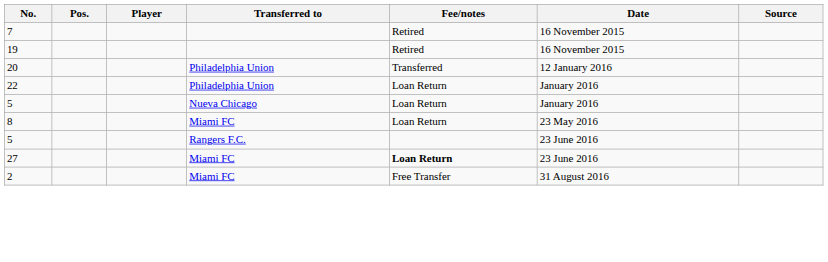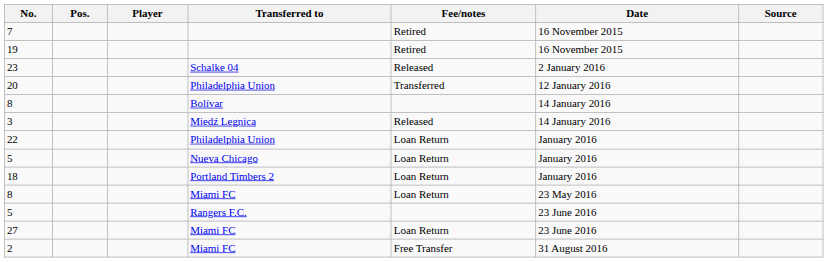+ row: (12, 67)
+ row: (10, 103)
+ row: (10, 121)
+ row: (12, 176)
(422, 158) bold -> (421, 230) normal
